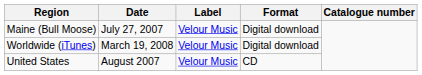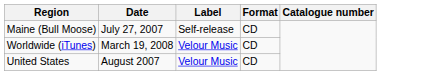(208, 29) Velour Music -> (206, 29) Self-release
(281, 29) Digital download -> (250, 29) CD
(281, 45) Digital download -> (250, 45) CD
